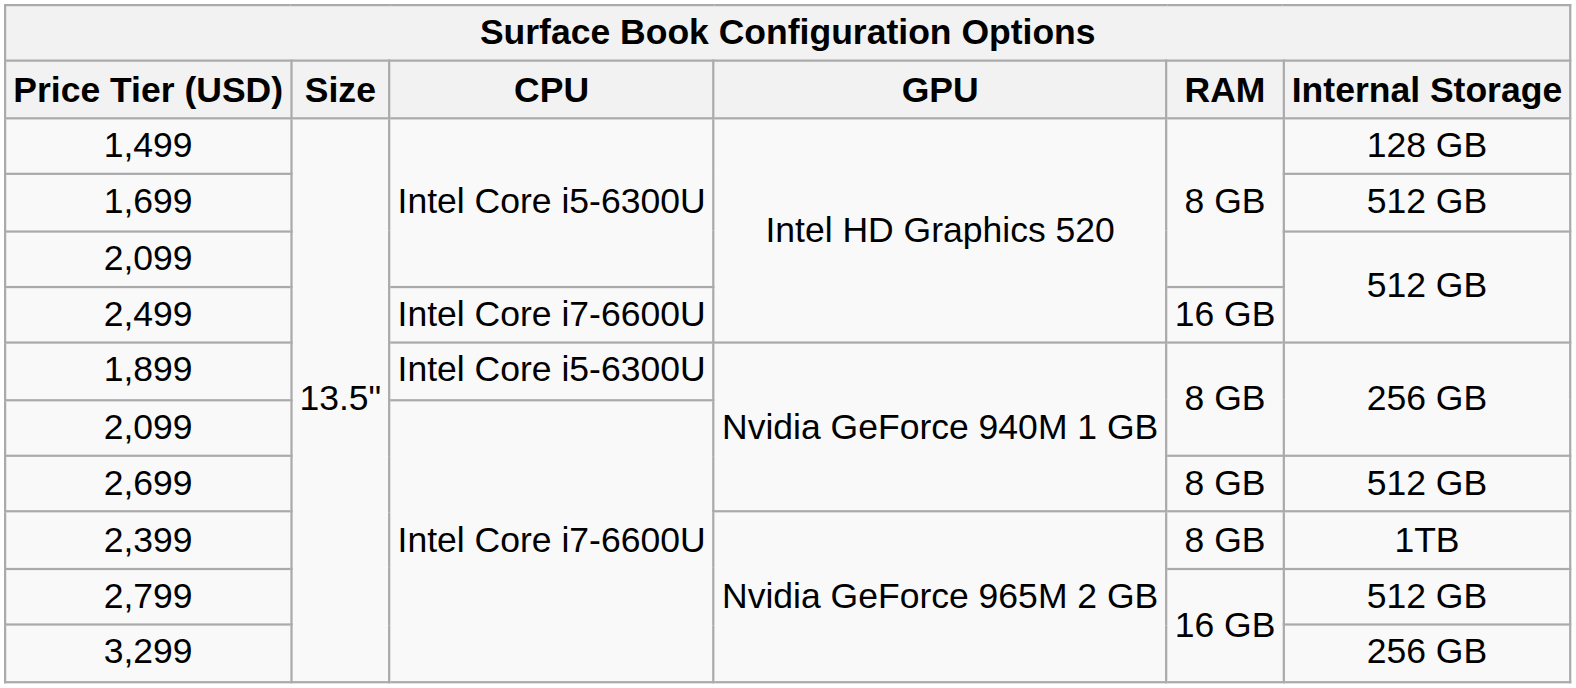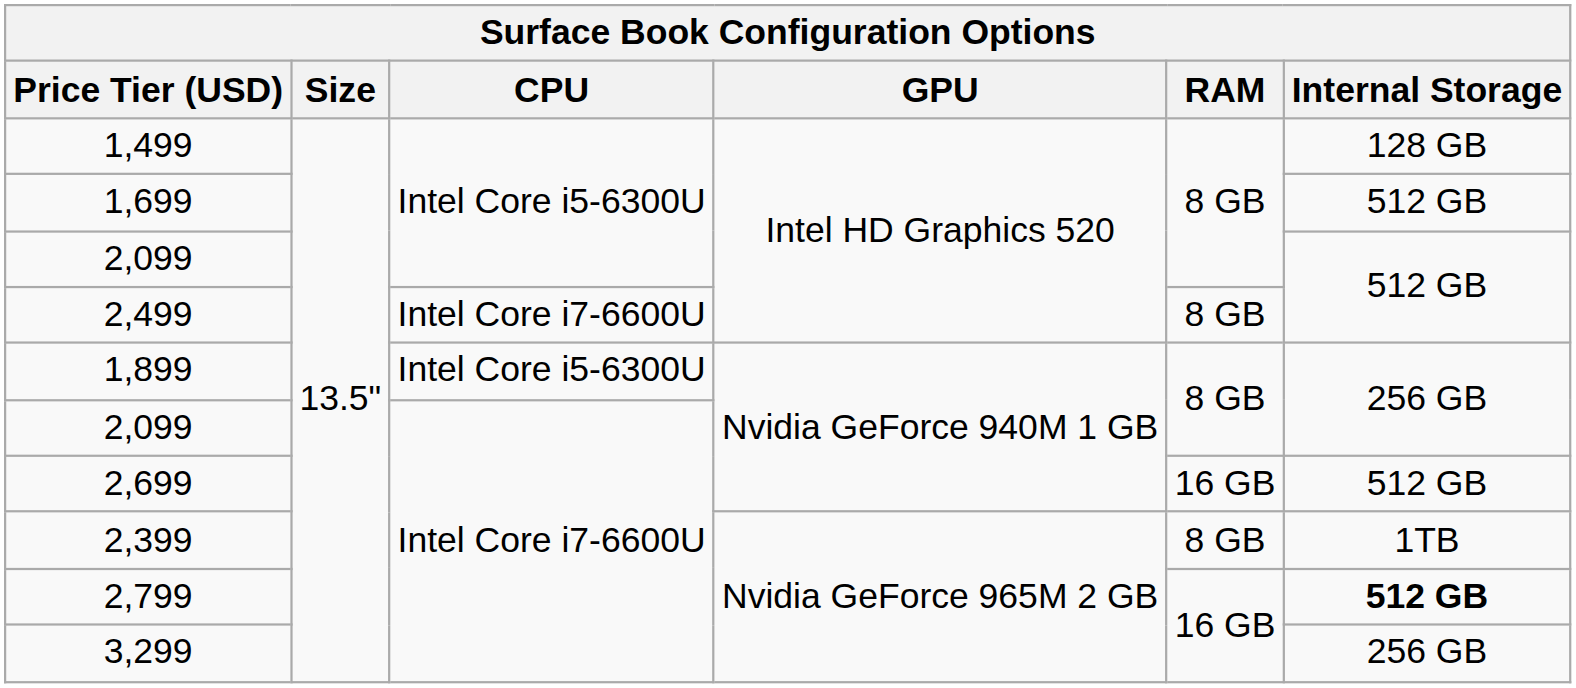(1225, 314) 16 GB -> (1225, 314) 8 GB
(1225, 483) 8 GB -> (1225, 483) 16 GB
(1427, 595) normal -> (1427, 595) bold
